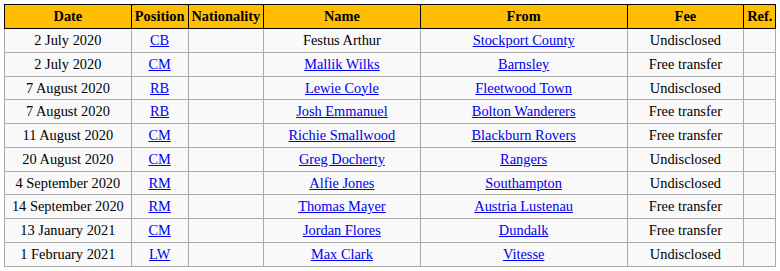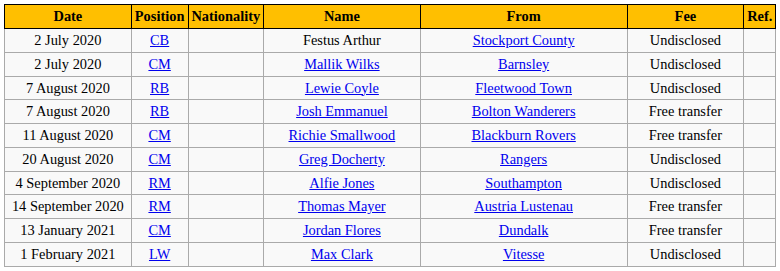(685, 64) Free transfer -> (685, 64) Undisclosed
